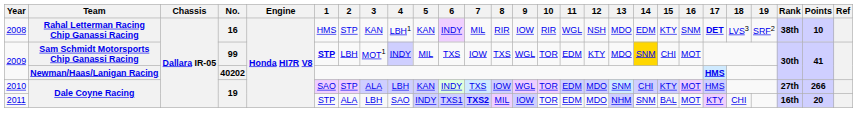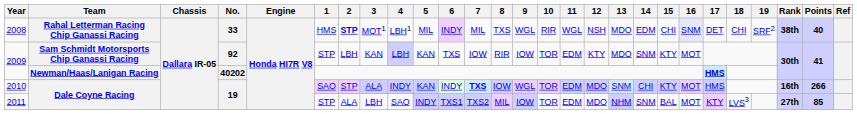(233, 30) 16 -> (233, 30) 33
(349, 30) normal -> (349, 30) bold
(374, 30) KAN -> (374, 30) MOT1
(426, 30) KAN -> (426, 30) MIL
(502, 30) RIR -> (502, 30) TXS
(525, 30) IOW -> (525, 30) WGL
(668, 30) KTY -> (668, 30) CHI
(691, 30) no background -> (691, 30) lavender background
(715, 30) bold -> (715, 30) normal
(739, 30) LVS3 -> (739, 30) CHI
(818, 30) 10 -> (818, 30) 40
(233, 53) 99 -> (233, 53) 92
(326, 53) bold -> (326, 53) normal
(374, 53) MOT1 -> (374, 53) KAN
(400, 53) INDY -> (400, 53) LBH
(426, 53) MIL -> (426, 53) KAN
(502, 53) TXS -> (502, 53) RIR
(525, 53) WGL -> (525, 53) IOW
(646, 53) gold background -> (646, 53) no background
(668, 53) CHI -> (668, 53) KTY
(400, 86) LBH -> (400, 86) INDY
(478, 86) normal -> (478, 86) bold
(790, 86) 27th -> (790, 86) 16th
(478, 100) bold -> (478, 101) normal
(739, 100) CHI -> (739, 101) LVS3
(790, 100) 16th -> (790, 101) 27th
(818, 100) 20 -> (818, 101) 85
